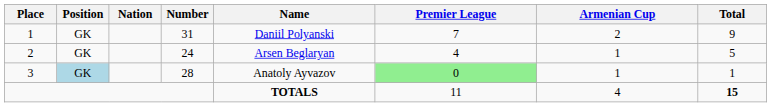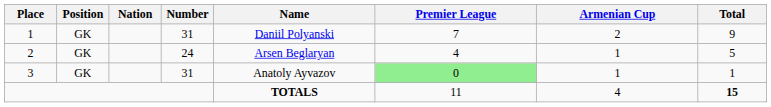(83, 73) lightblue background -> (83, 73) no background
(187, 73) 28 -> (187, 73) 31
